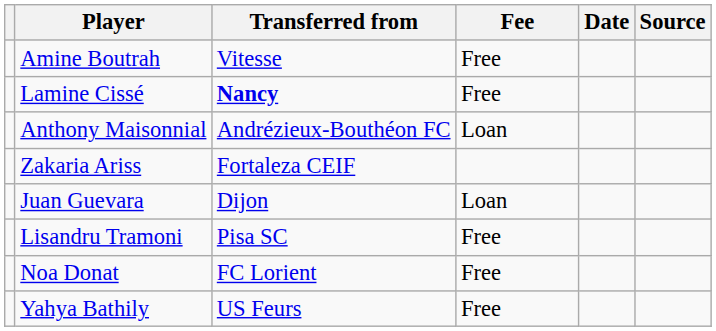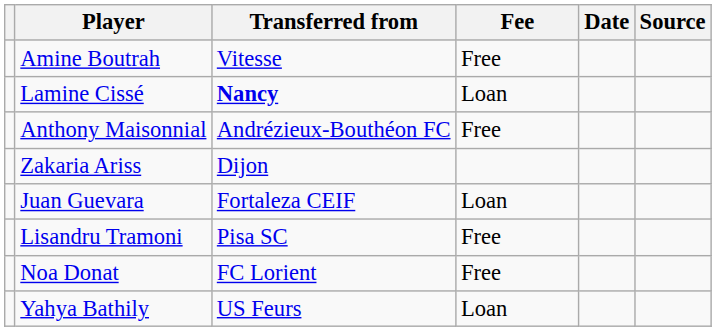(481, 93) Free -> (484, 93) Loan
(484, 129) Loan -> (481, 129) Free
(286, 165) Fortaleza CEIF -> (243, 165) Dijon
(243, 201) Dijon -> (286, 201) Fortaleza CEIF
(481, 308) Free -> (484, 308) Loan
